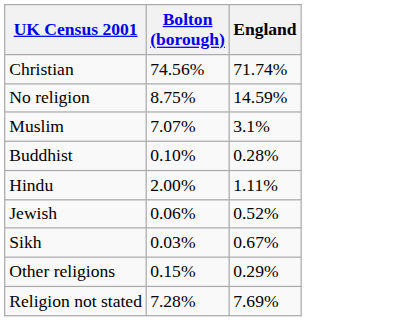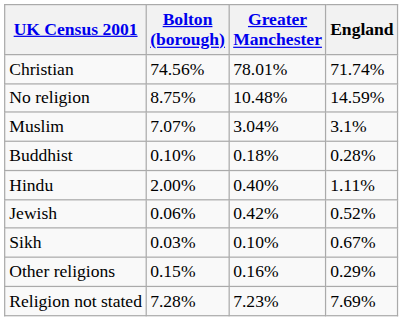+ column: (278, 29)
